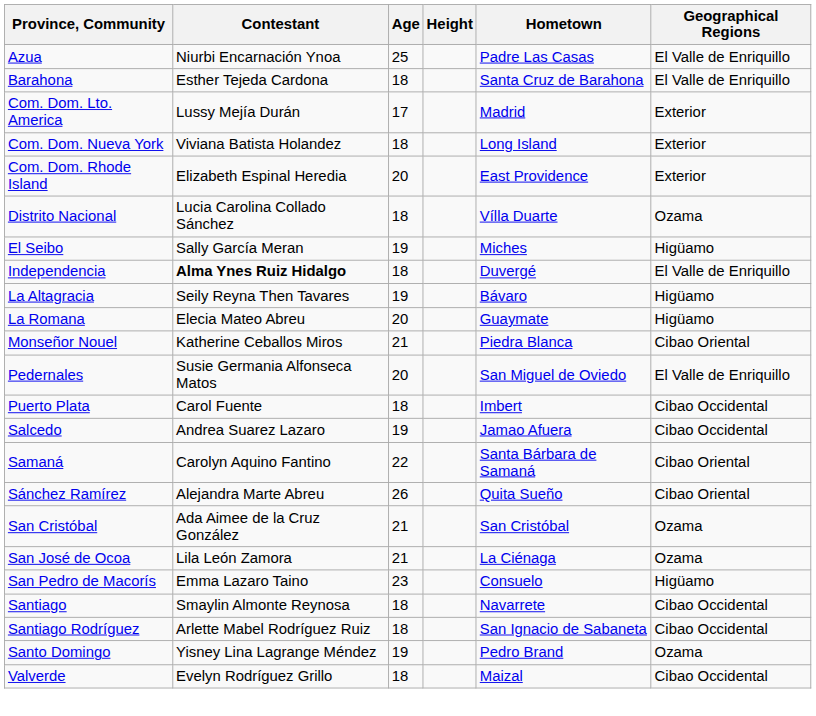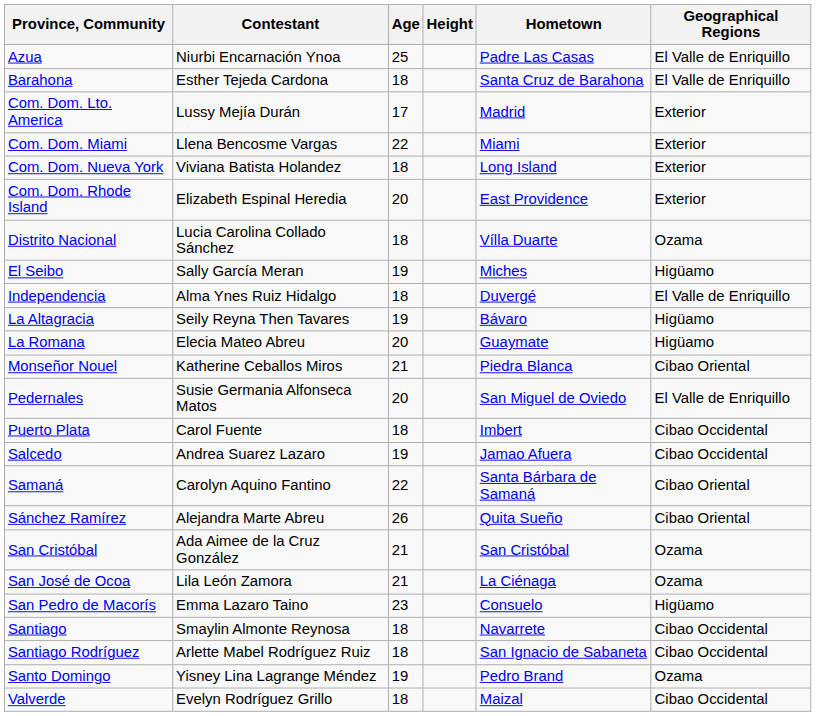+ row: (67, 144)
(261, 272) bold -> (256, 295) normal
